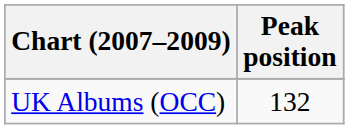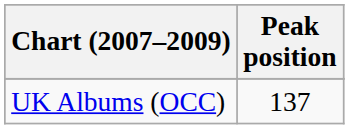(290, 100) 132 -> (290, 100) 137
